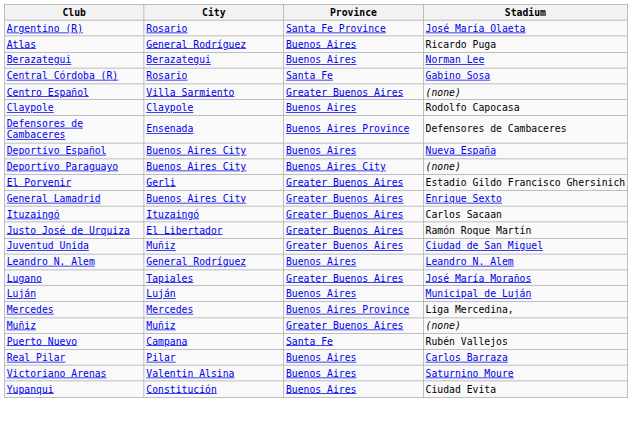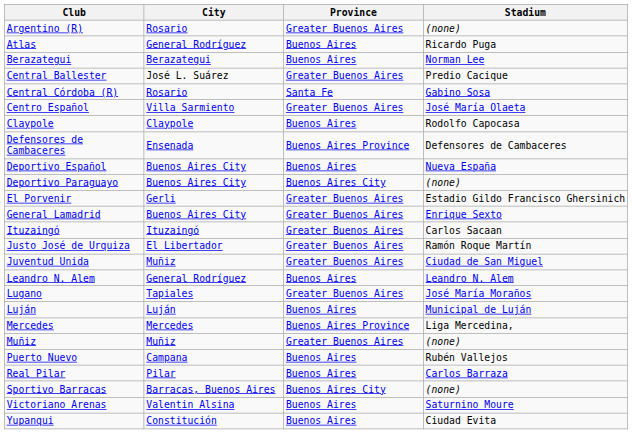(336, 28) Santa Fe Province -> (345, 28) Greater Buenos Aires
(476, 28) José María Olaeta -> (443, 28) (none)
+ row: (57, 76)
(443, 92) (none) -> (476, 108) José María Olaeta
(309, 341) Santa Fe -> (321, 357) Buenos Aires
+ row: (57, 389)
